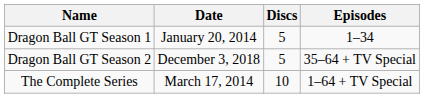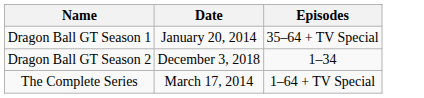- column: (282, 15)
(360, 37) 1–34 -> (323, 37) 35–64 + TV Special
(360, 59) 35–64 + TV Special -> (323, 59) 1–34
